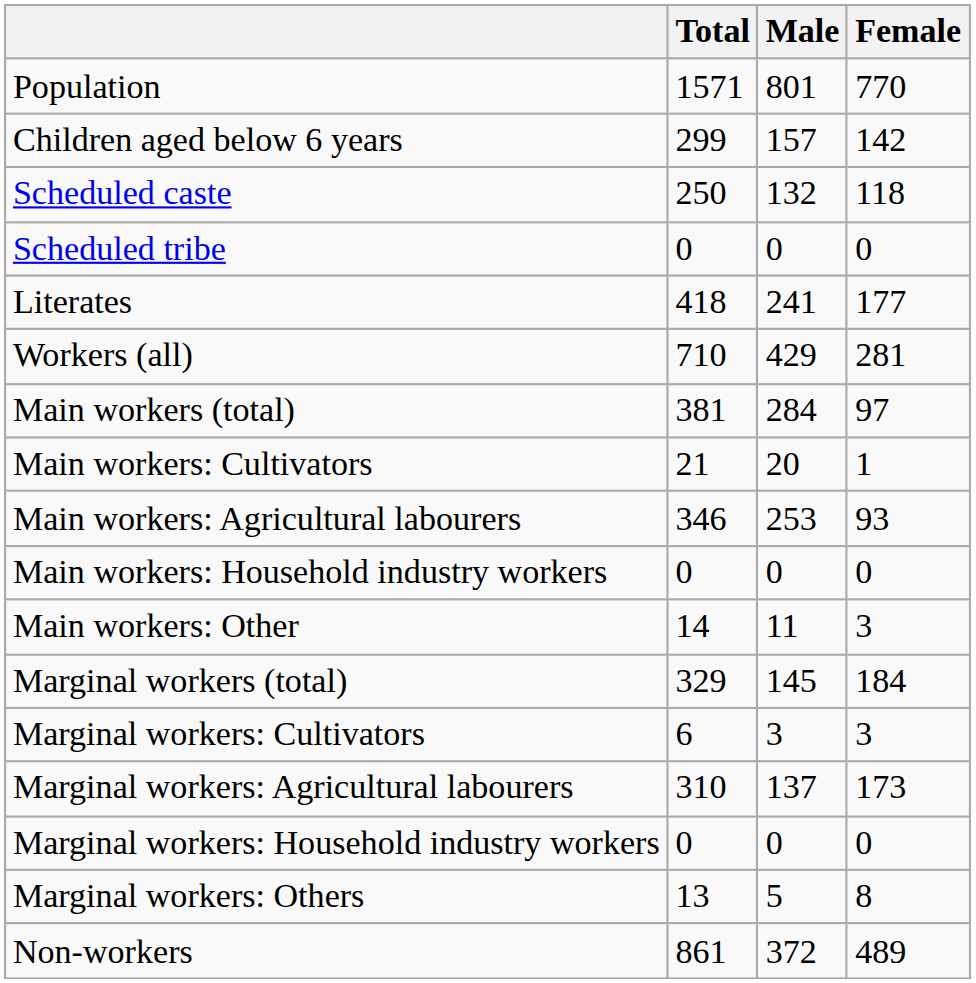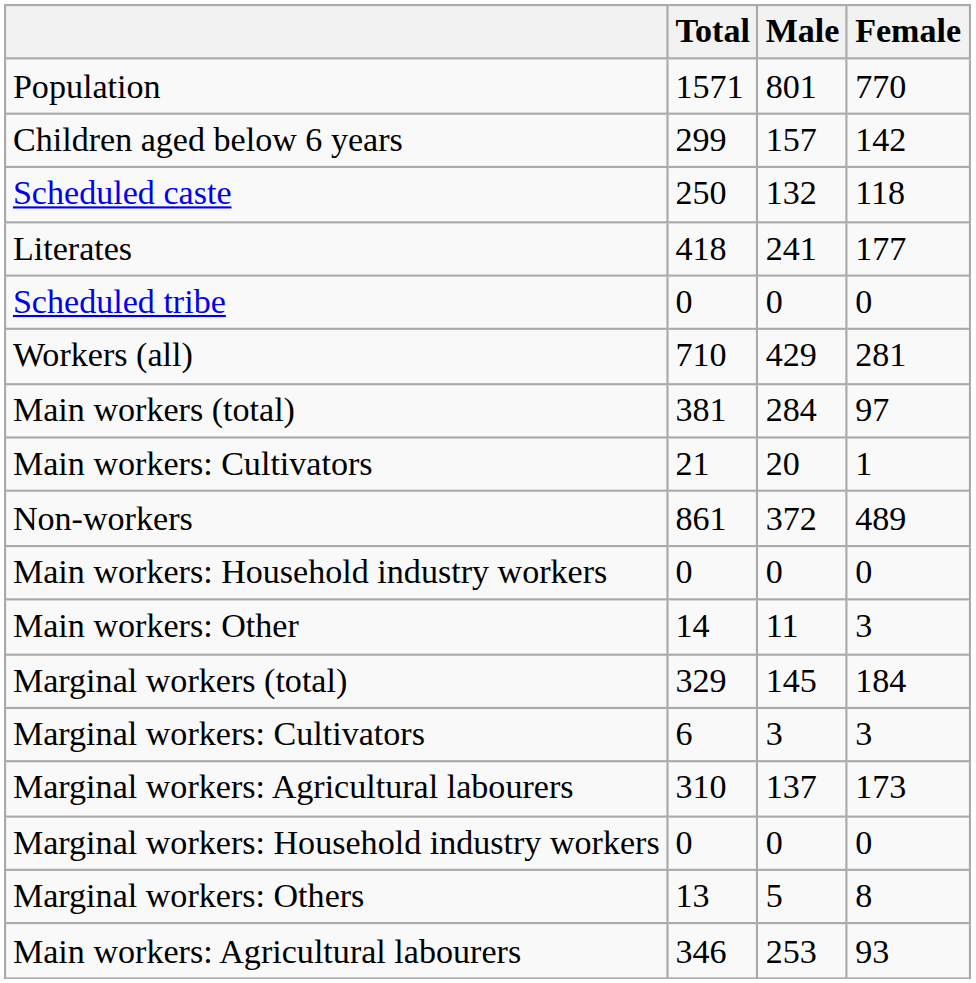rows swapped: (119, 247) <-> (73, 301)
rows swapped: (267, 517) <-> (103, 950)
